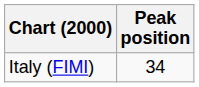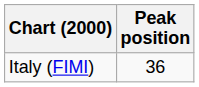(155, 67) 34 -> (155, 67) 36
